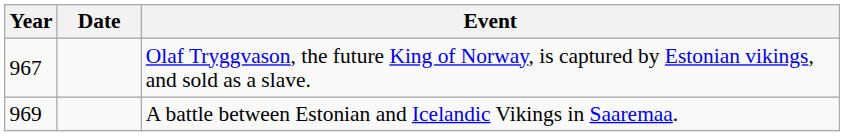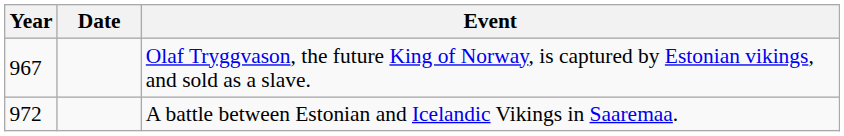(26, 113) 969 -> (26, 113) 972
